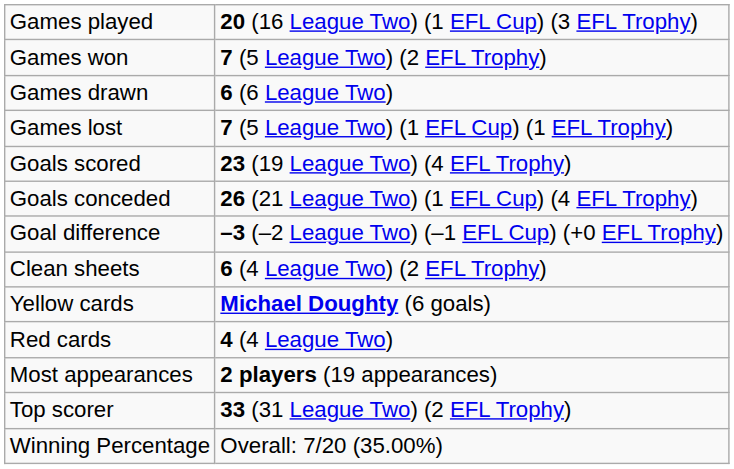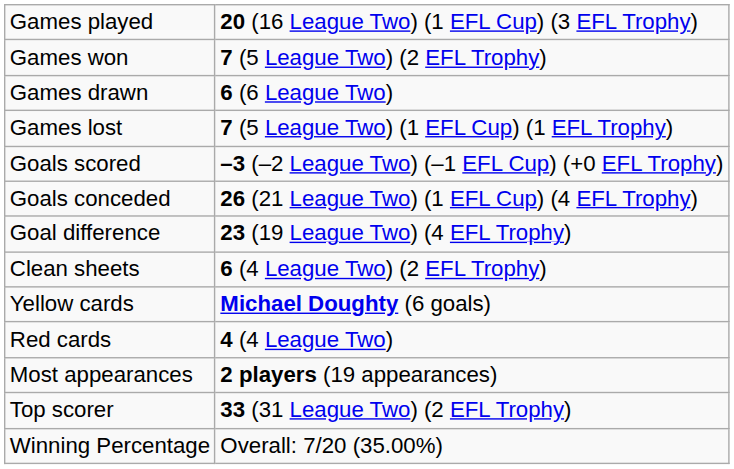(396, 163) 23 (19 League Two) (4 EFL Trophy) -> (472, 163) –3 (–2 League Two) (–1 EFL Cup) (+0 EFL Trophy)
(472, 233) –3 (–2 League Two) (–1 EFL Cup) (+0 EFL Trophy) -> (396, 233) 23 (19 League Two) (4 EFL Trophy)
